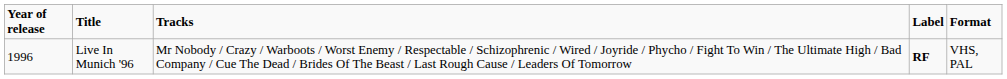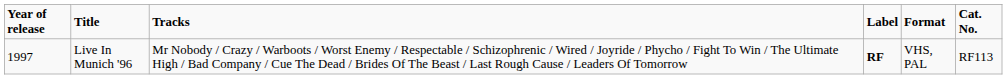+ column: (970, 21)
(20, 56) 1996 -> (20, 56) 1997
